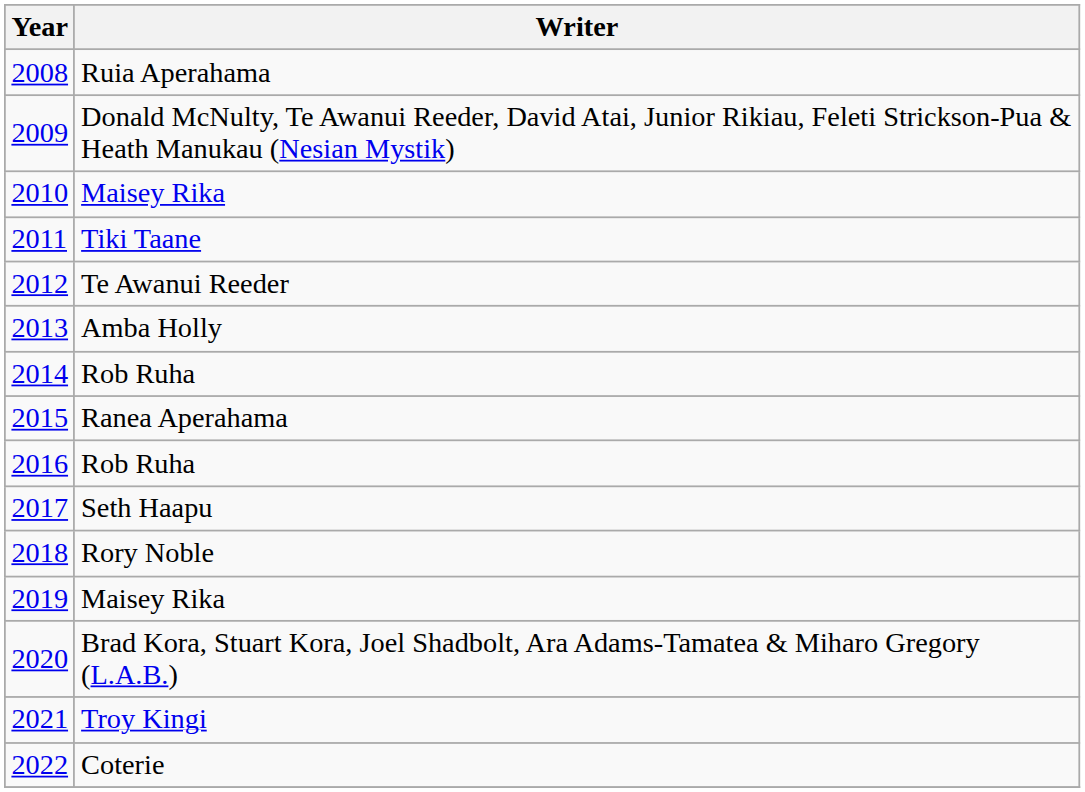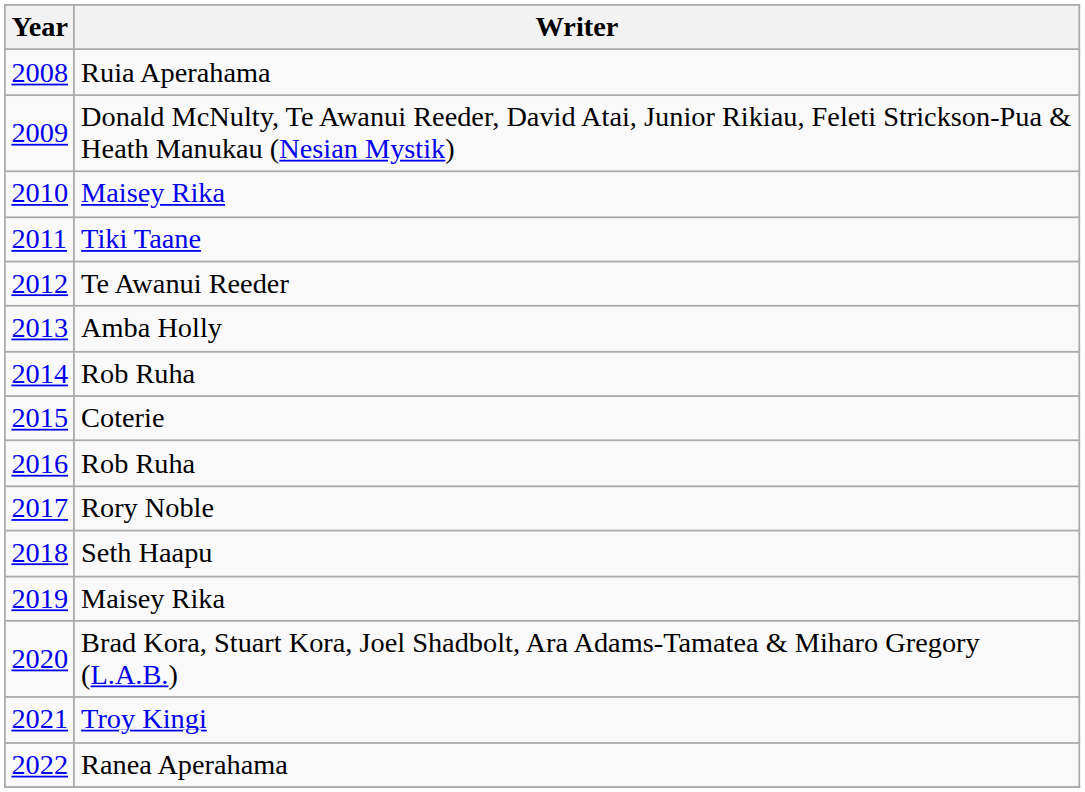(184, 418) Ranea Aperahama -> (123, 418) Coterie
(147, 507) Seth Haapu -> (148, 507) Rory Noble
(148, 552) Rory Noble -> (147, 552) Seth Haapu
(123, 764) Coterie -> (184, 764) Ranea Aperahama
